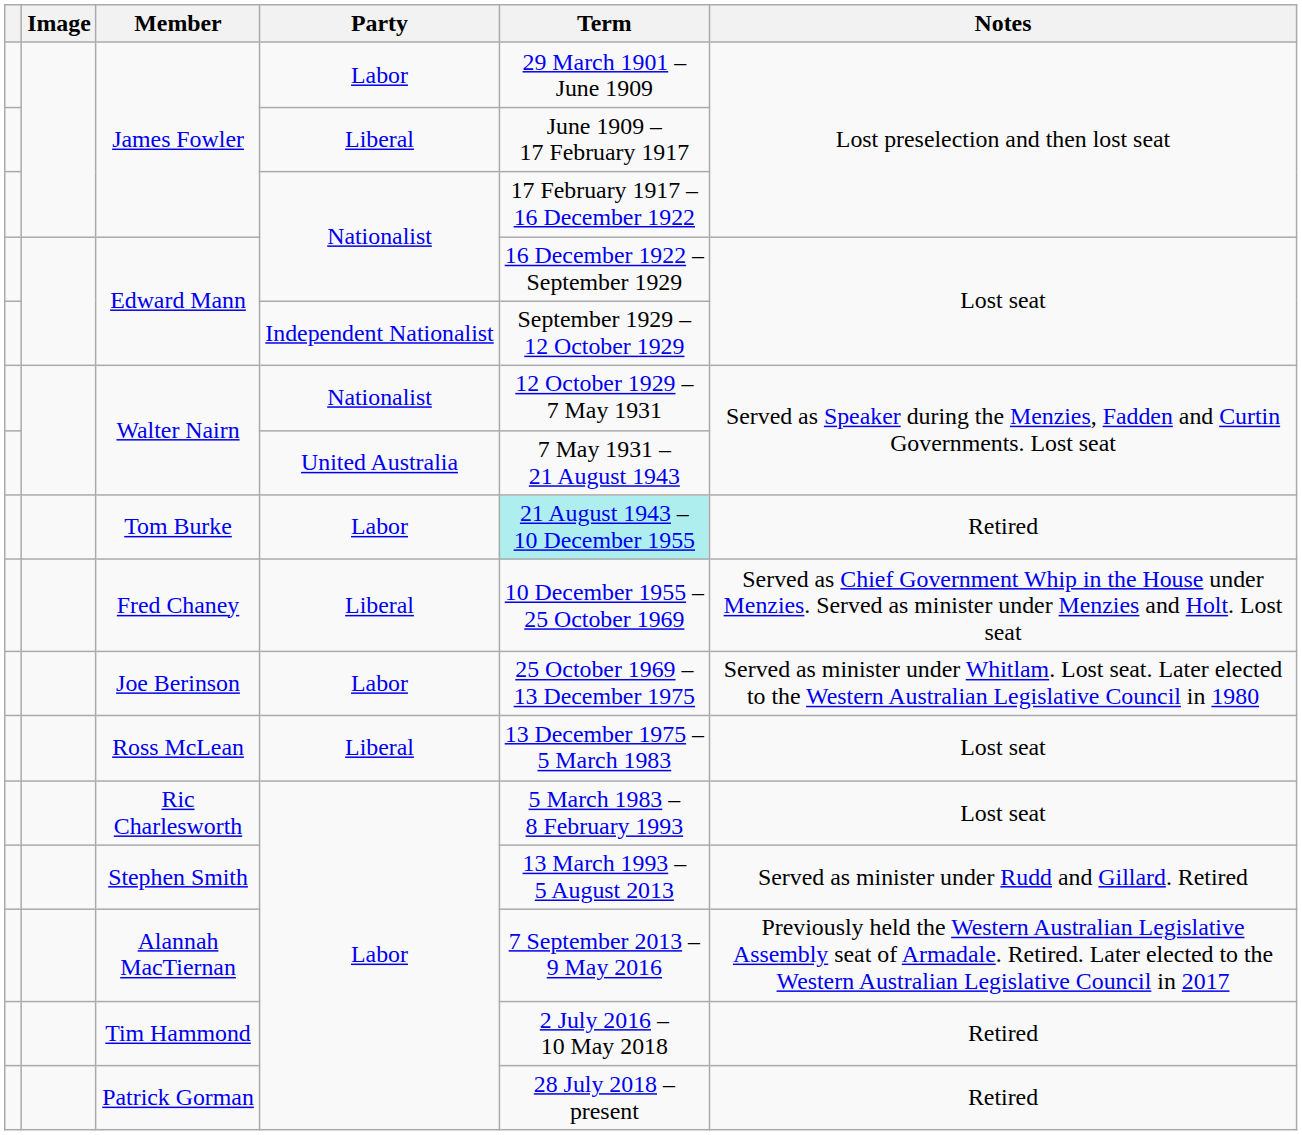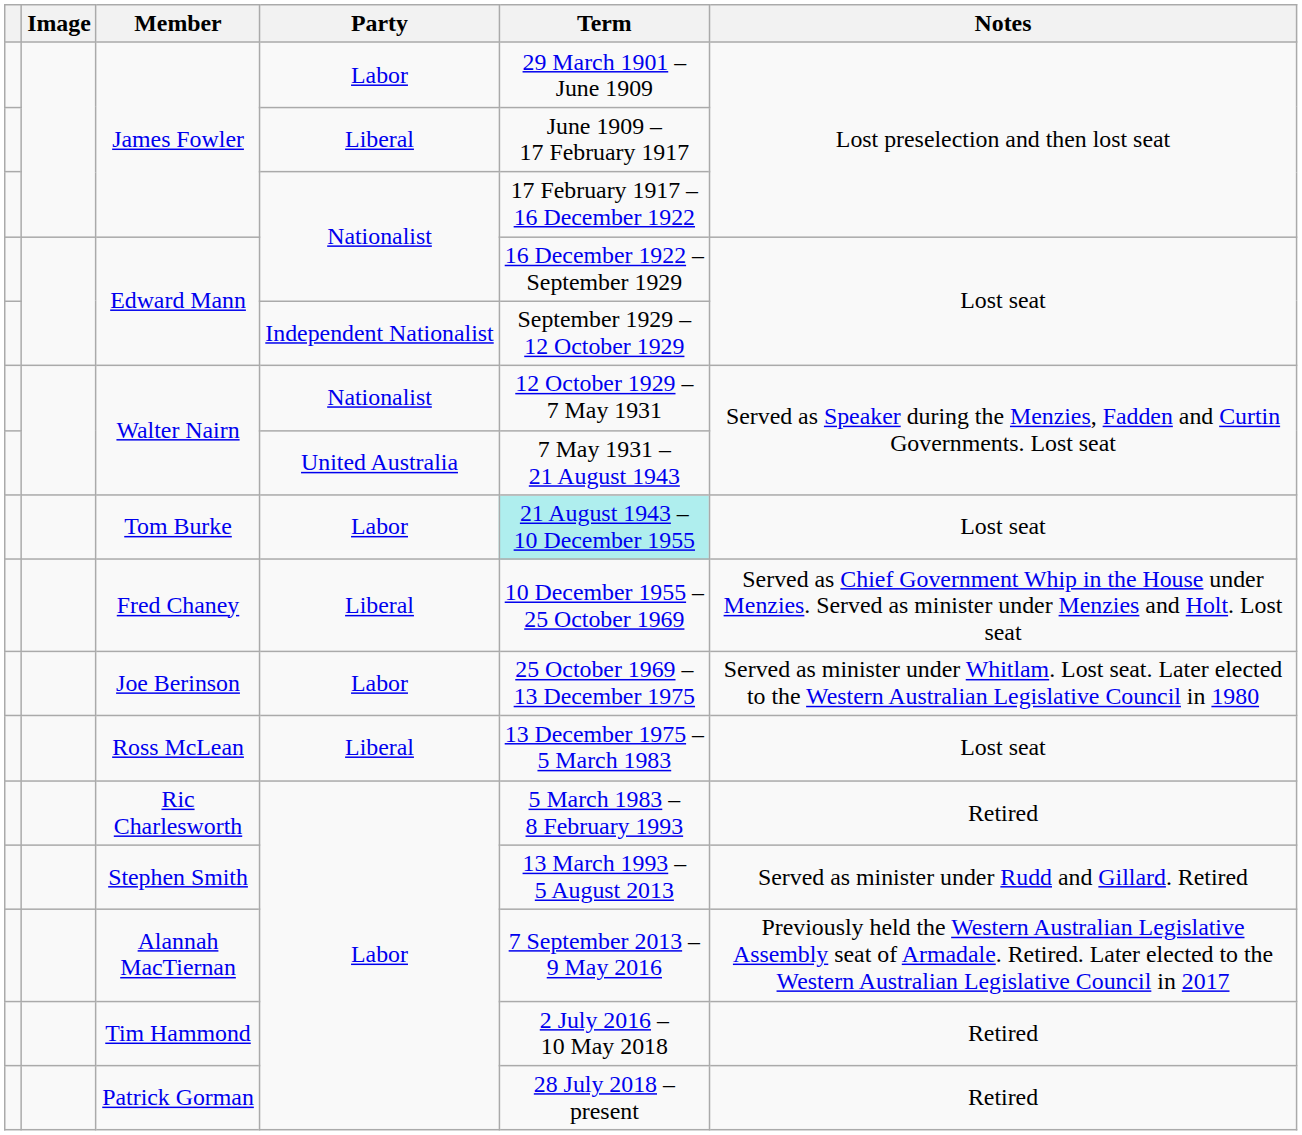(1003, 527) Retired -> (1003, 527) Lost seat
(1003, 812) Lost seat -> (1003, 812) Retired
